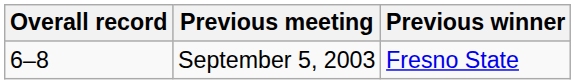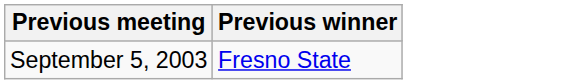- column: (89, 22)
